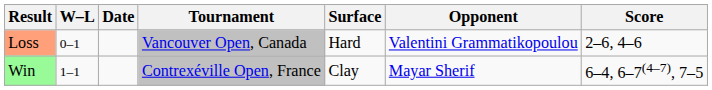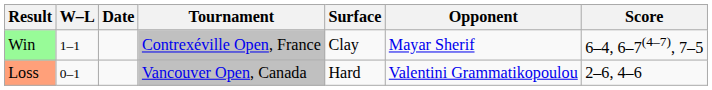rows swapped: (23, 42) <-> (22, 70)
